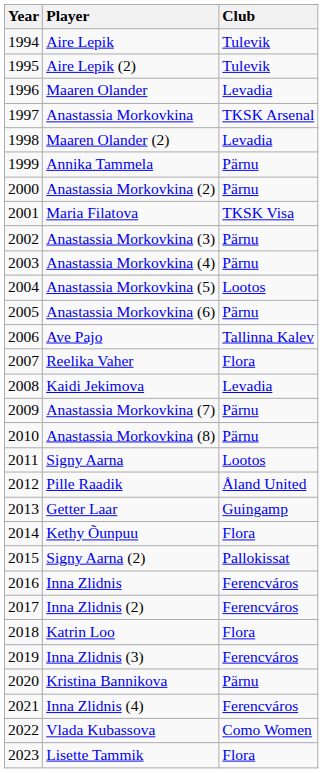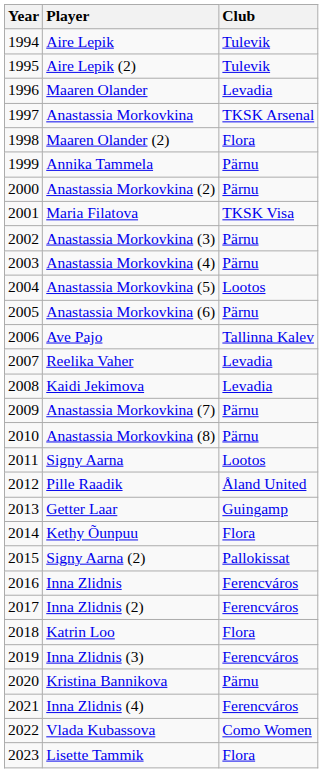(247, 139) Levadia -> (239, 139) Flora
(239, 361) Flora -> (247, 361) Levadia
